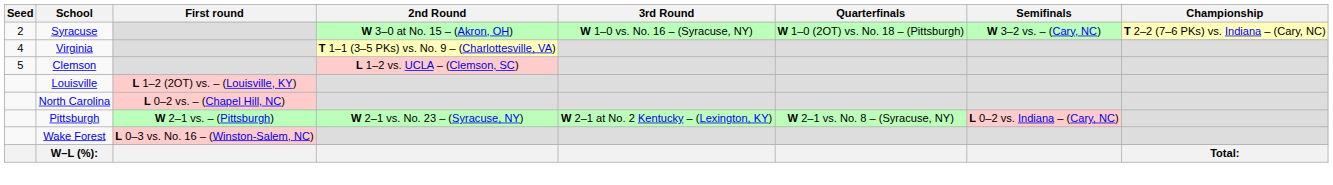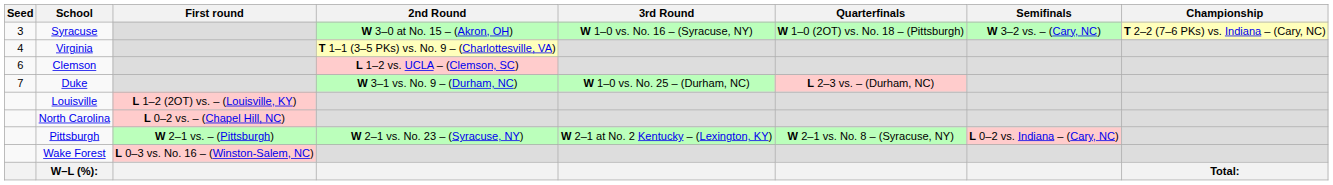(20, 31) 2 -> (20, 31) 3
(20, 66) 5 -> (20, 66) 6
+ row: (74, 84)
